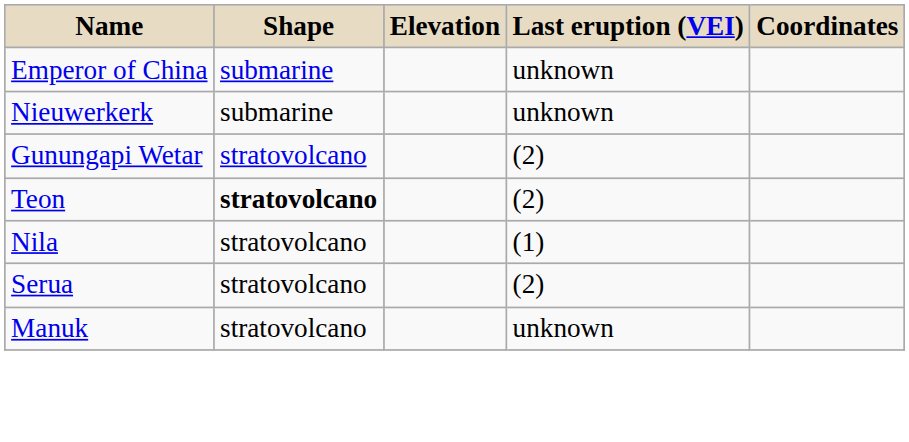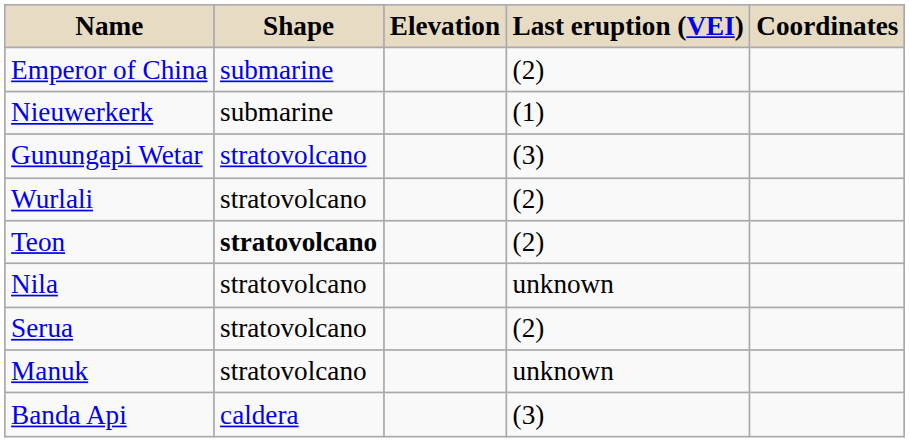(563, 69) unknown -> (528, 69) (2)
(563, 112) unknown -> (528, 112) (1)
(528, 155) (2) -> (528, 155) (3)
+ row: (52, 198)
(528, 241) (1) -> (563, 284) unknown
+ row: (69, 414)
